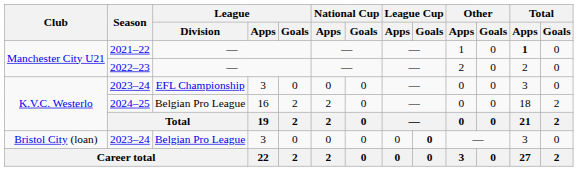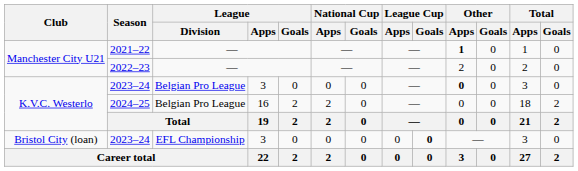(461, 49) normal -> (461, 49) bold
(525, 49) bold -> (525, 49) normal
(200, 85) EFL Championship -> (200, 85) Belgian Pro League
(461, 85) normal -> (461, 85) bold
(200, 139) Belgian Pro League -> (200, 139) EFL Championship
